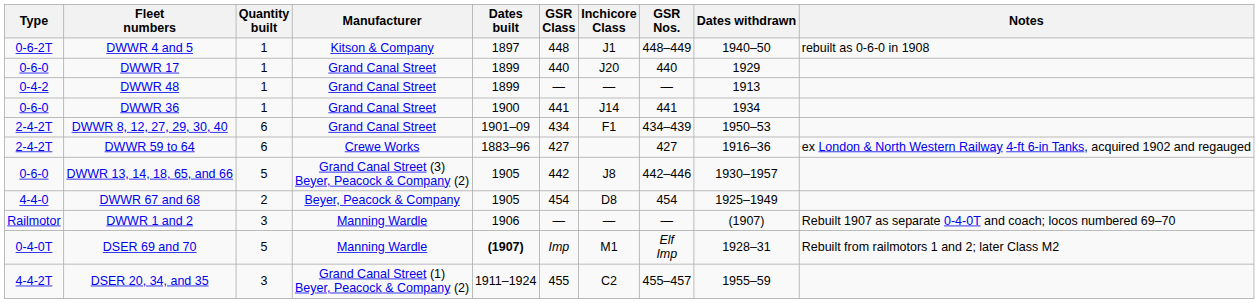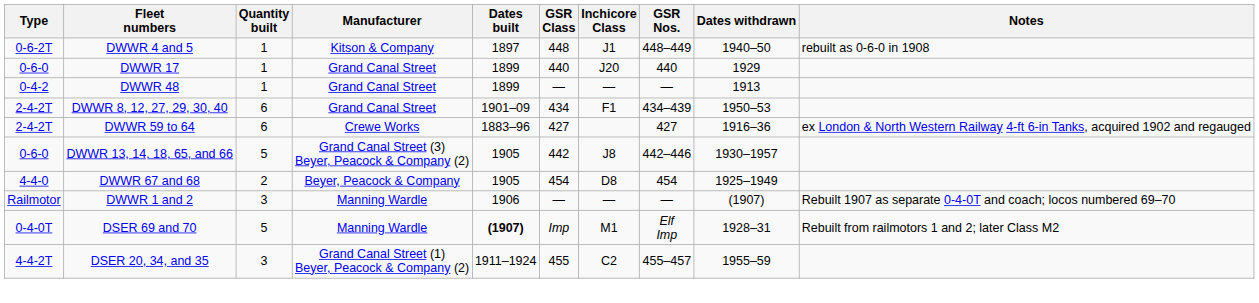- row: (150, 107)
